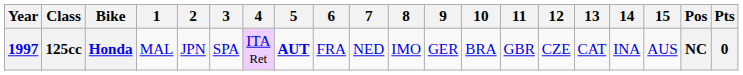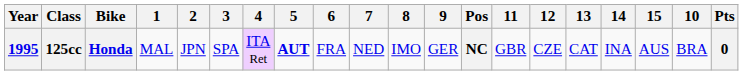columns swapped: (481, 16) <-> (696, 16)
(23, 49) 1997 -> (23, 49) 1995
